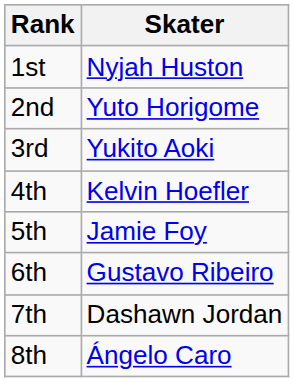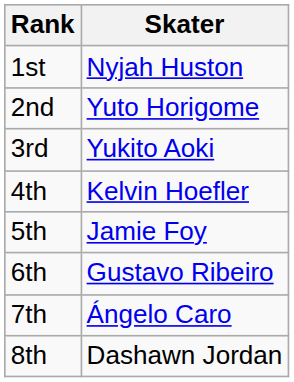(184, 314) Dashawn Jordan -> (159, 314) Ángelo Caro
(159, 356) Ángelo Caro -> (184, 356) Dashawn Jordan
